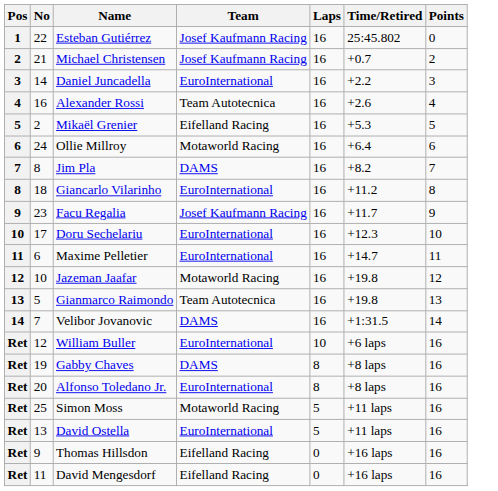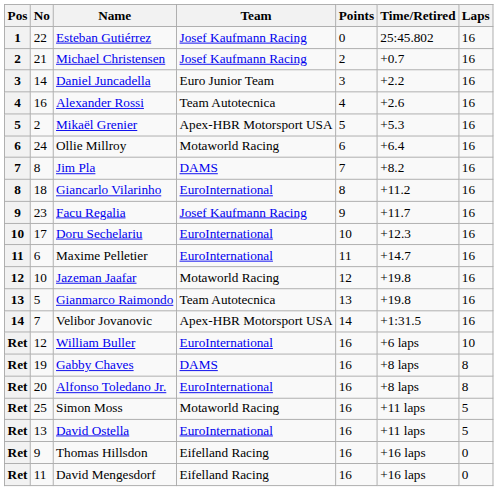columns swapped: (327, 15) <-> (446, 15)
(226, 81) EuroInternational -> (227, 81) Euro Junior Team
(224, 125) Eifelland Racing -> (256, 125) Apex-HBR Motorsport USA
(199, 321) DAMS -> (256, 321) Apex-HBR Motorsport USA
